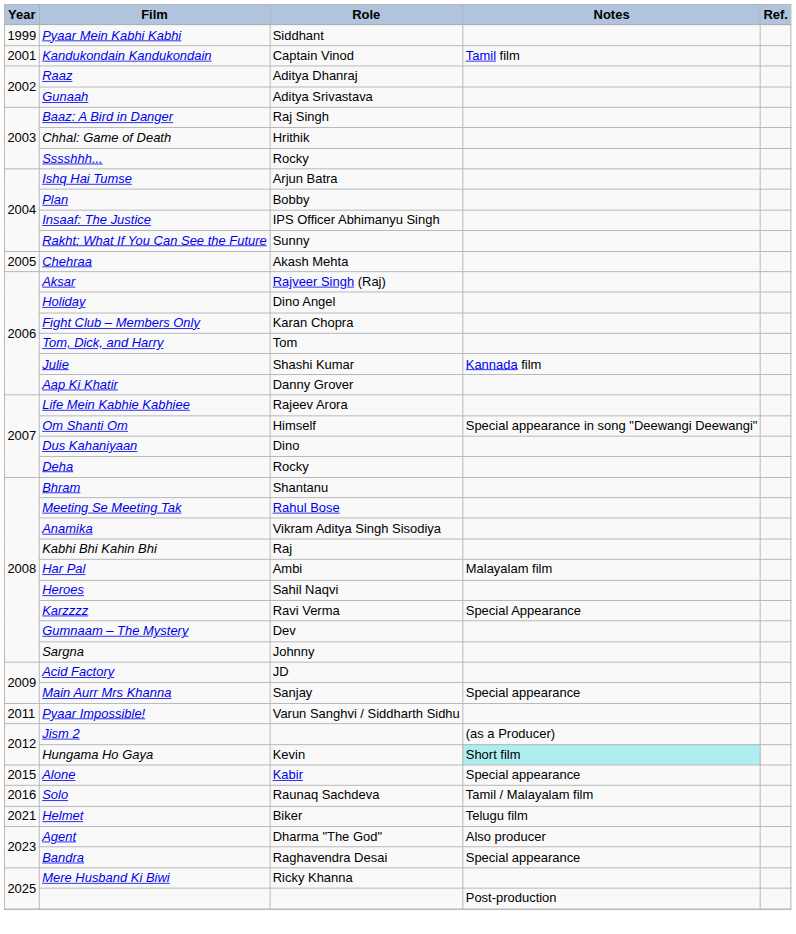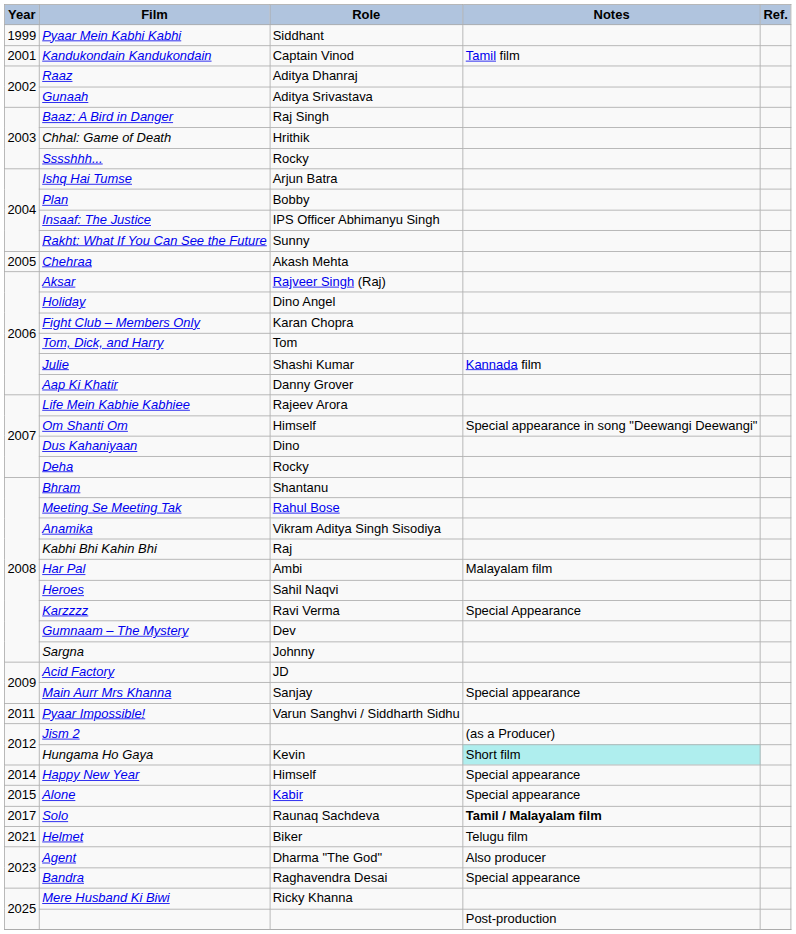+ row: (91, 775)
(22, 795) 2016 -> (22, 816) 2017
(529, 795) normal -> (534, 816) bold
